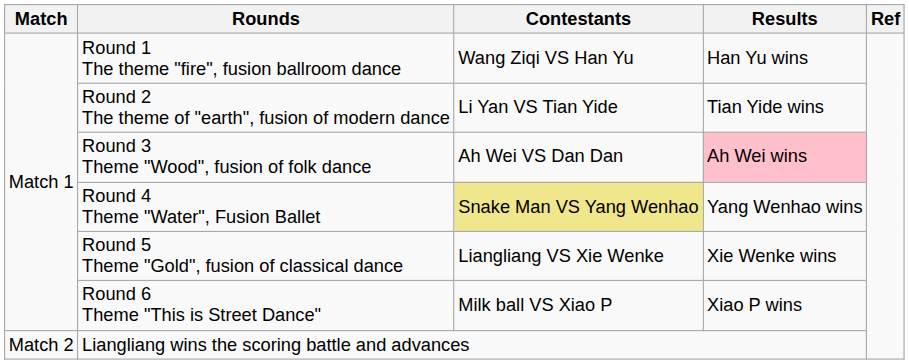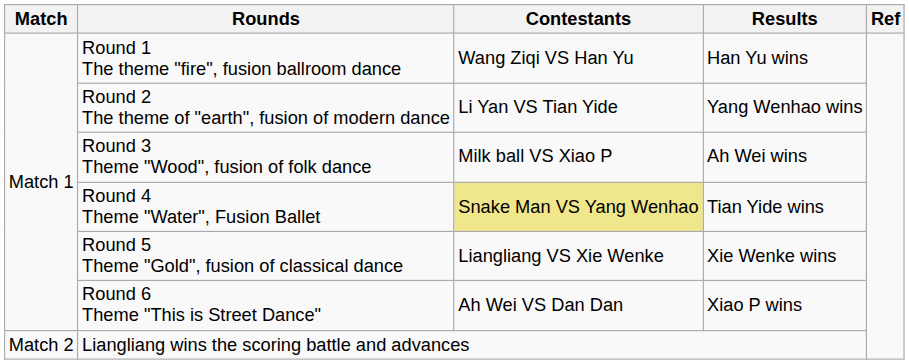(766, 107) Tian Yide wins -> (785, 107) Yang Wenhao wins
(541, 157) Ah Wei VS Dan Dan -> (535, 157) Milk ball VS Xiao P
(757, 157) pink background -> (757, 157) no background
(785, 206) Yang Wenhao wins -> (766, 206) Tian Yide wins
(535, 305) Milk ball VS Xiao P -> (541, 305) Ah Wei VS Dan Dan
